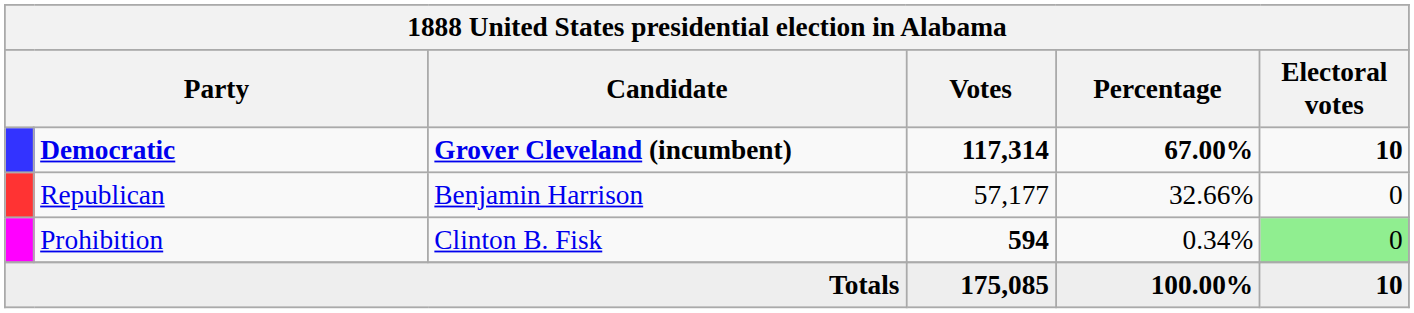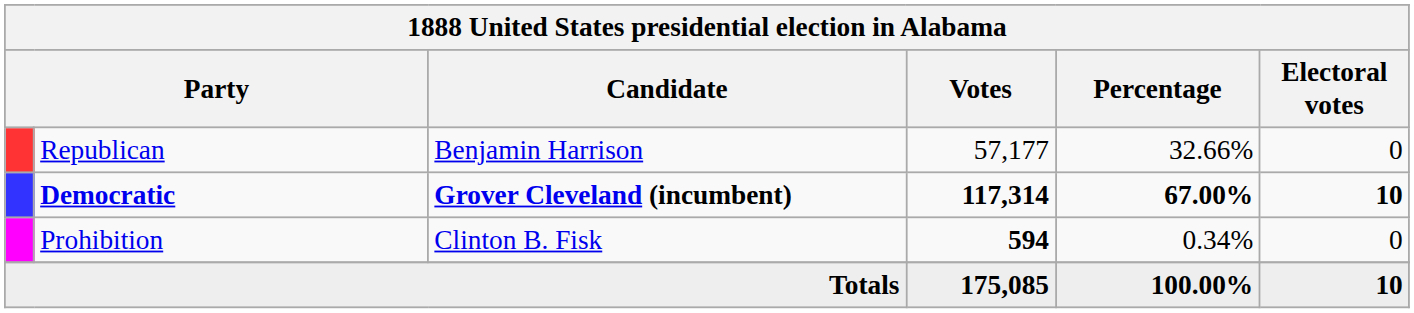rows swapped: (108, 149) <-> (102, 194)
(1396, 240) lightgreen background -> (1396, 240) no background
